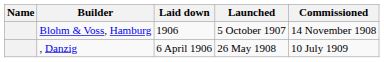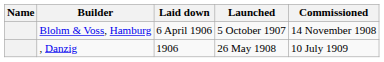(167, 30) 1906 -> (184, 30) 6 April 1906
(184, 48) 6 April 1906 -> (167, 48) 1906
